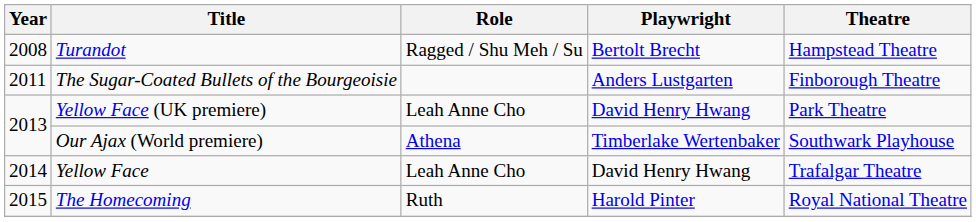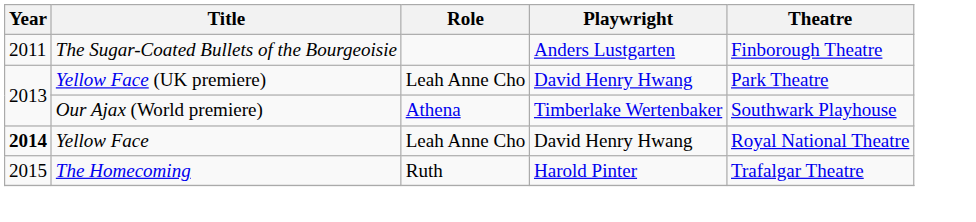- row: (91, 49)
(28, 170) normal -> (28, 140) bold
(855, 170) Trafalgar Theatre -> (820, 140) Royal National Theatre
(878, 200) Royal National Theatre -> (797, 170) Trafalgar Theatre
